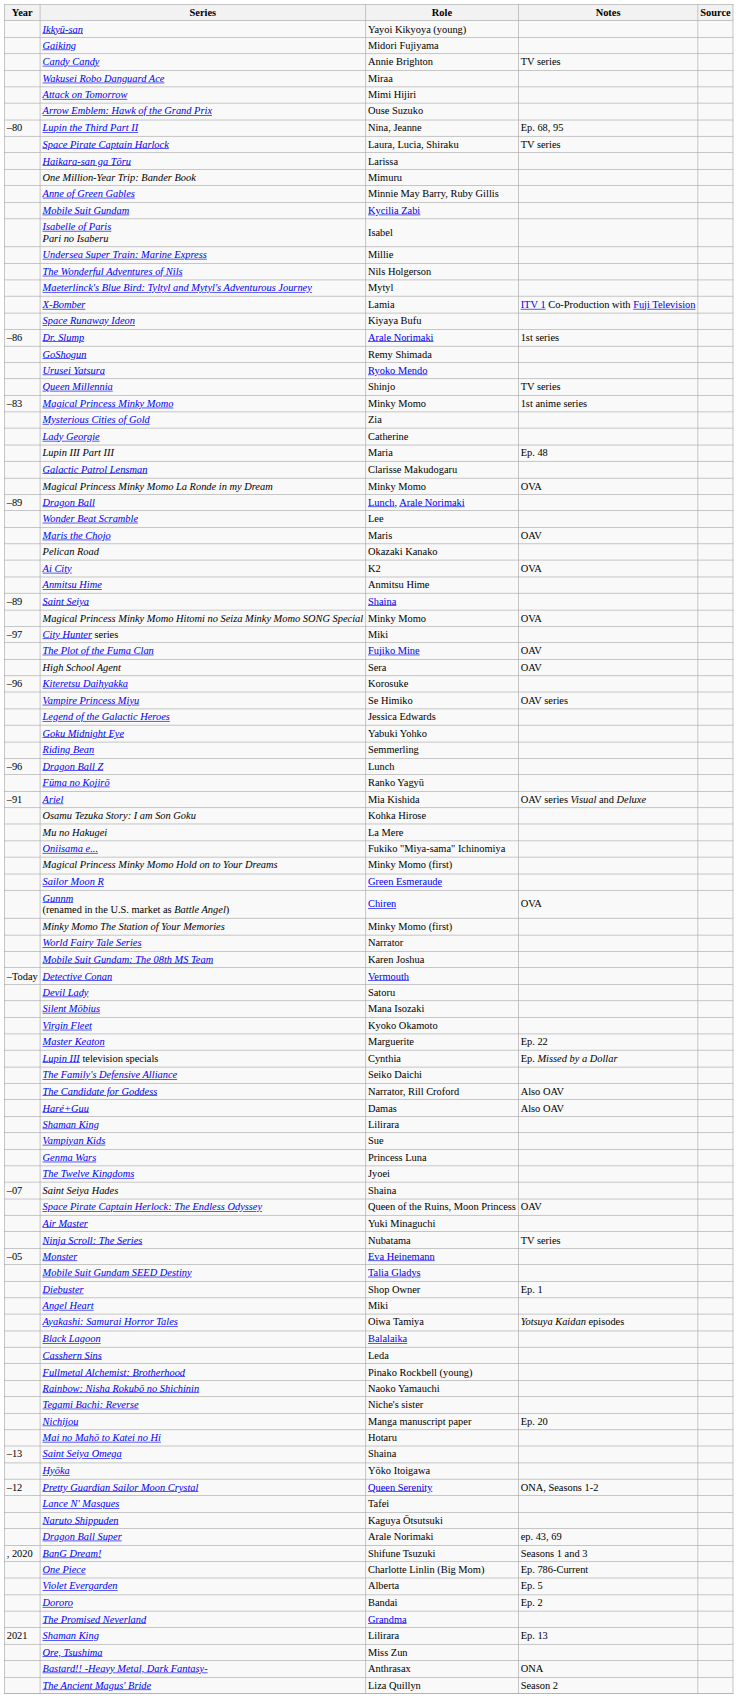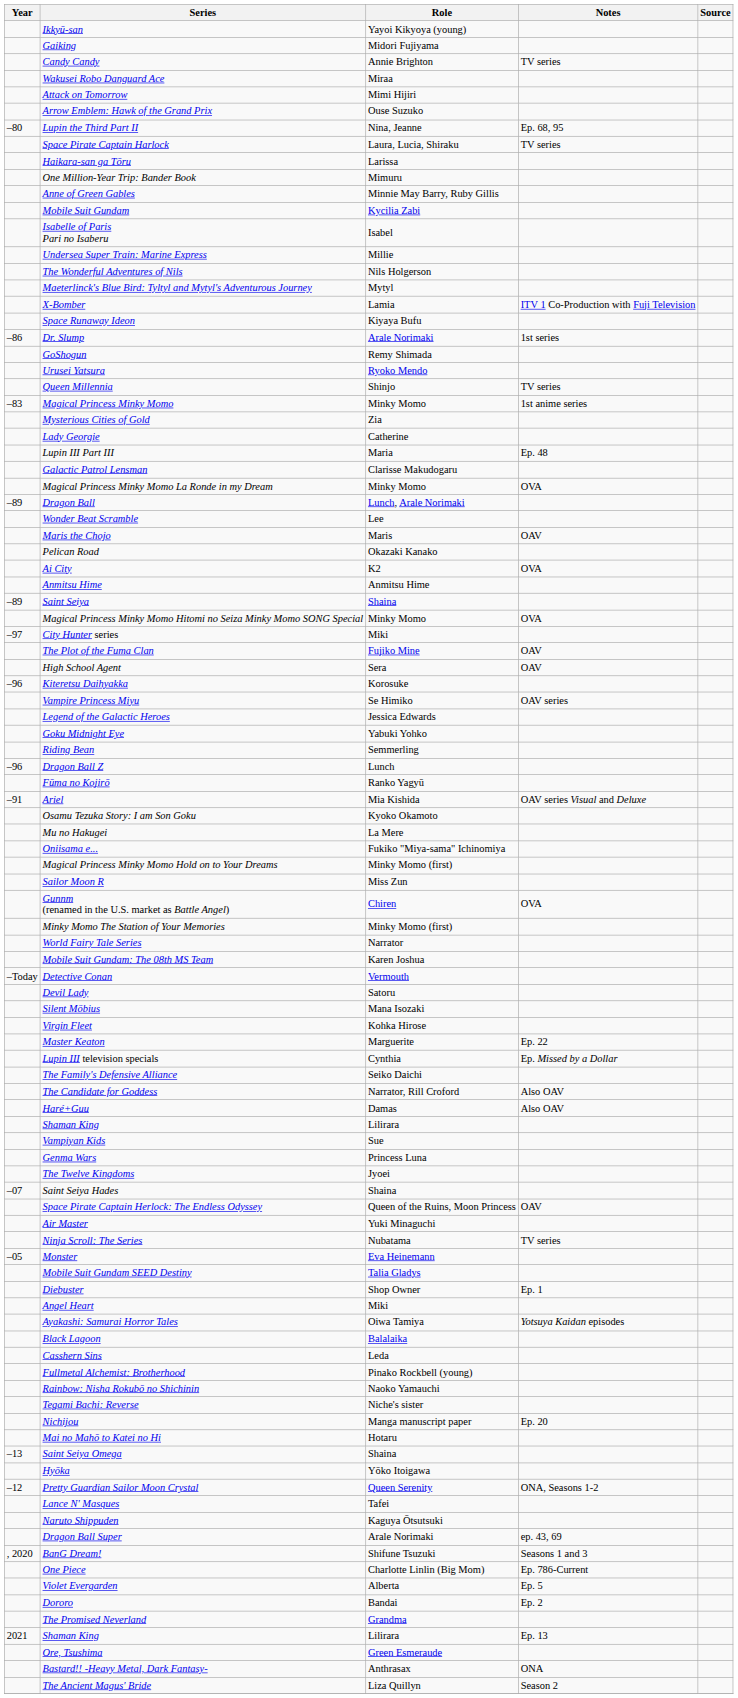(397, 816) Kohka Hirose -> (403, 816) Kyoko Okamoto
(405, 882) Green Esmeraude -> (388, 882) Miss Zun
(403, 1025) Kyoko Okamoto -> (397, 1025) Kohka Hirose
(388, 1652) Miss Zun -> (405, 1652) Green Esmeraude
